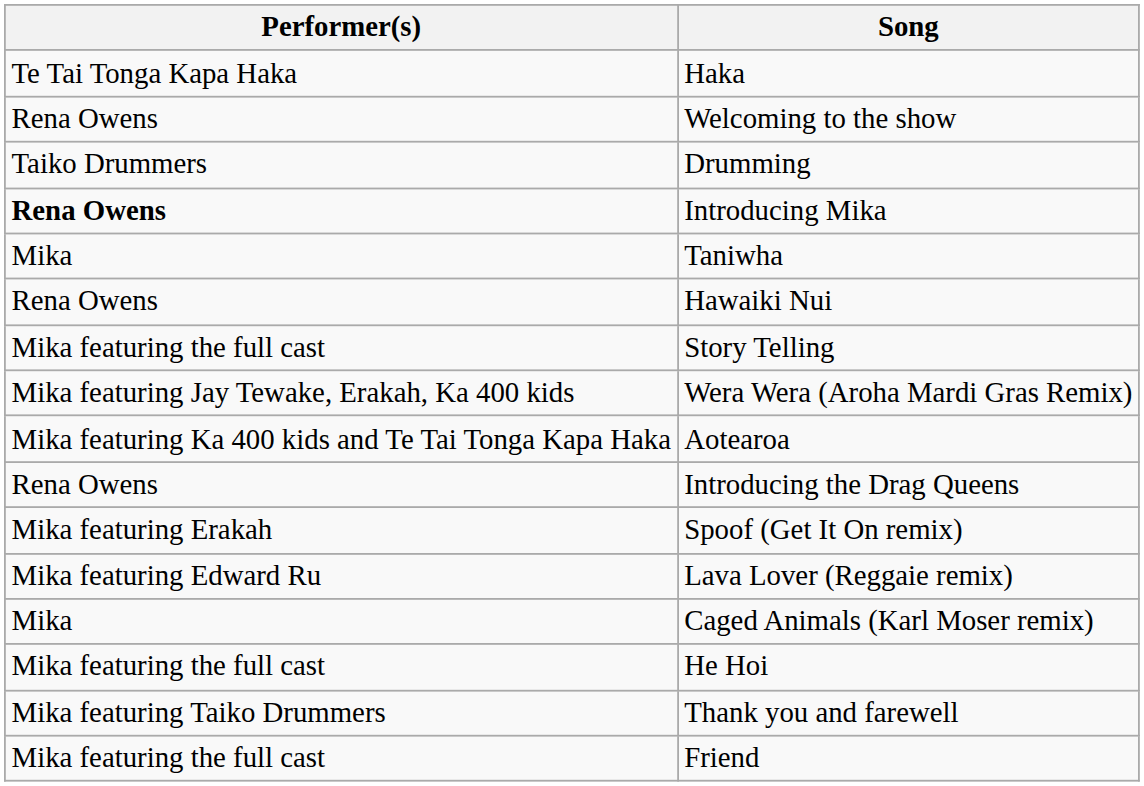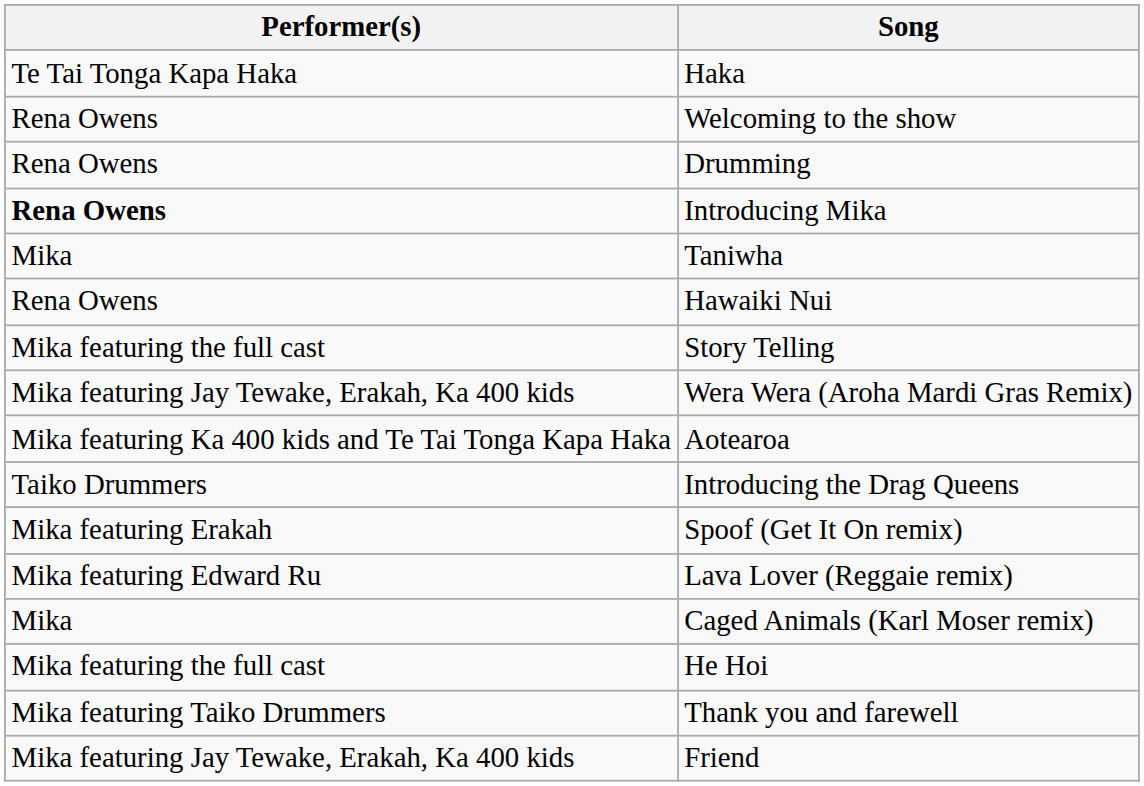(109, 164) Taiko Drummers -> (85, 164) Rena Owens
(85, 484) Rena Owens -> (109, 484) Taiko Drummers
(168, 758) Mika featuring the full cast -> (293, 758) Mika featuring Jay Tewake, Erakah, Ka 400 kids
